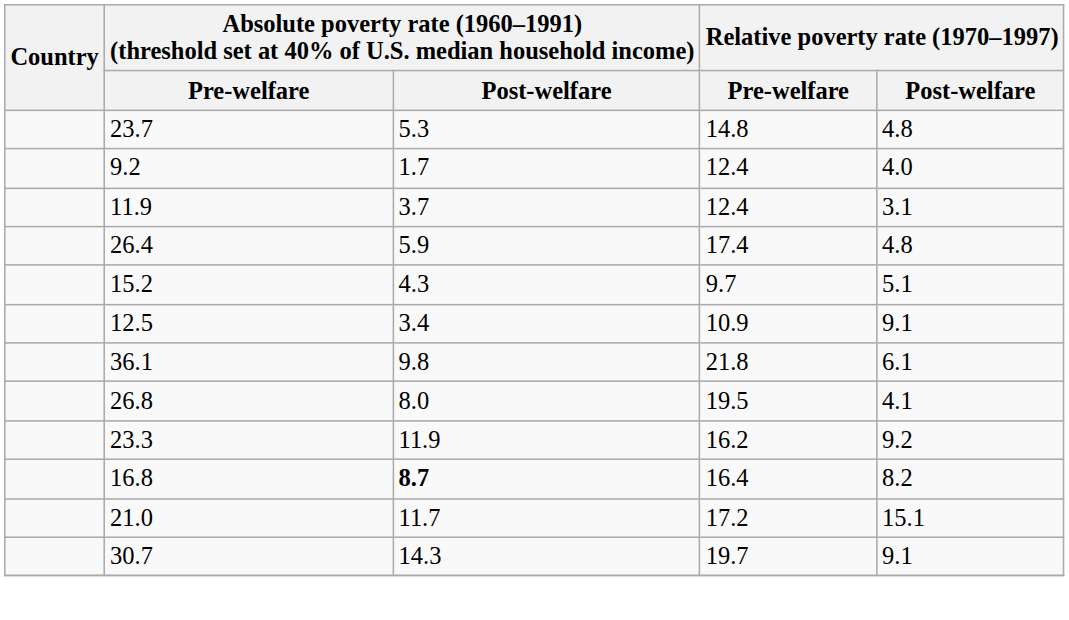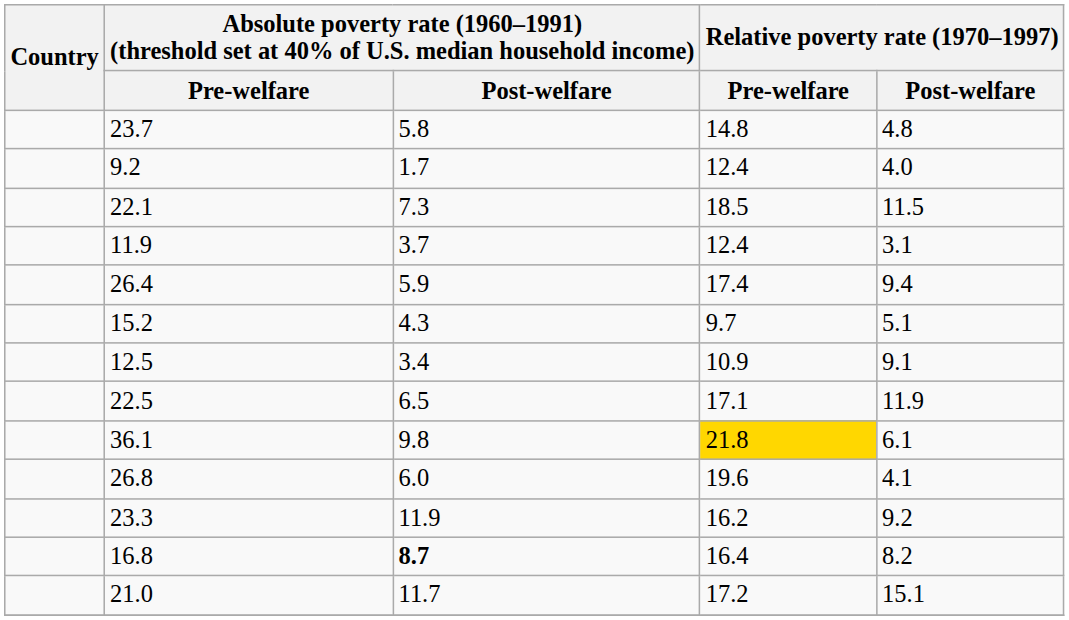(414, 129) 5.3 -> (414, 129) 5.8
+ row: (132, 206)
(897, 245) 4.8 -> (897, 284) 9.4
+ row: (132, 400)
(727, 362) no background -> (727, 439) gold background
(414, 400) 8.0 -> (414, 478) 6.0
(727, 400) 19.5 -> (727, 478) 19.6
- row: (132, 556)
